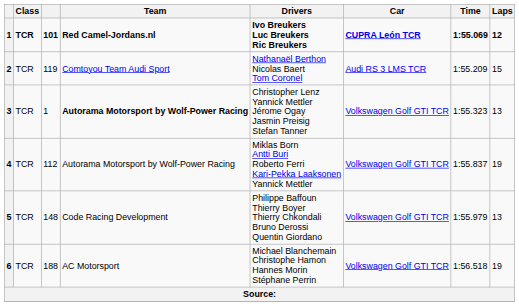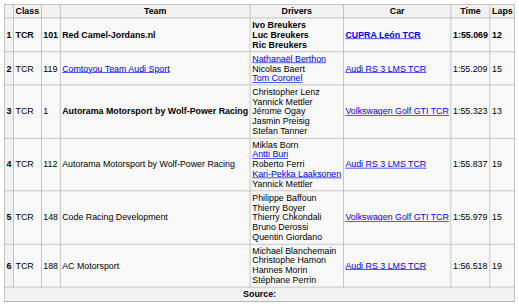(397, 164) Volkswagen Golf GTI TCR -> (386, 164) Audi RS 3 LMS TCR
(497, 217) 13 -> (497, 217) 15
(397, 265) Volkswagen Golf GTI TCR -> (386, 265) Audi RS 3 LMS TCR
